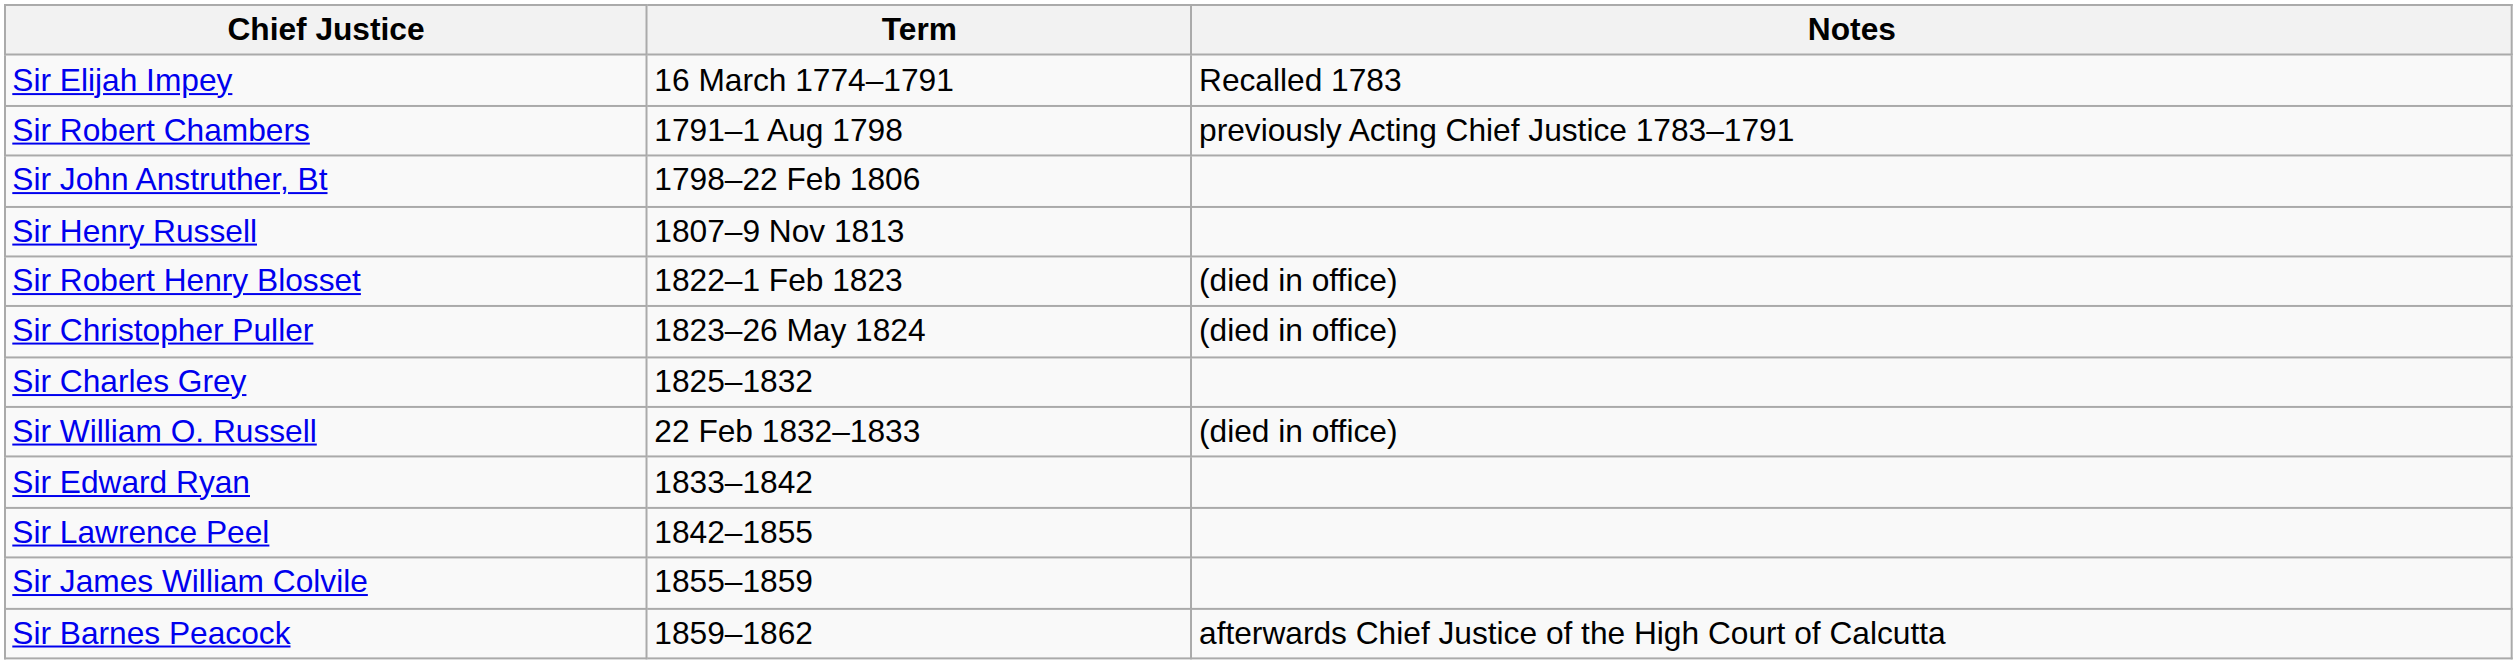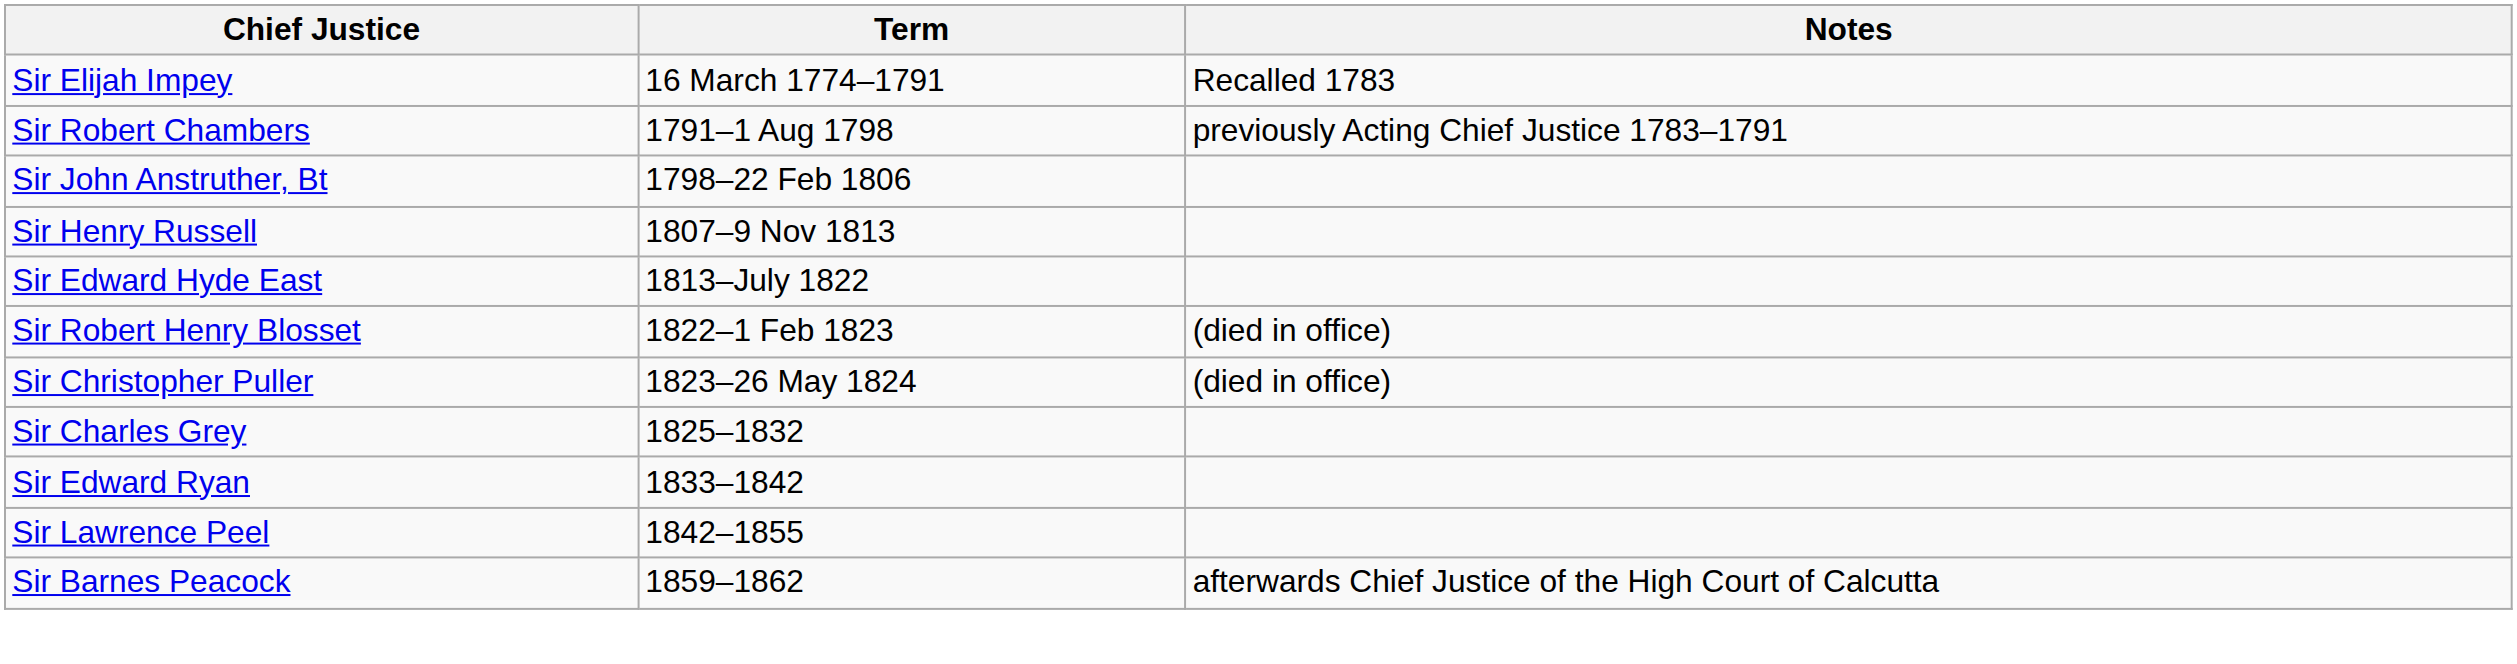+ row: (167, 280)
- row: (165, 431)
- row: (190, 582)
